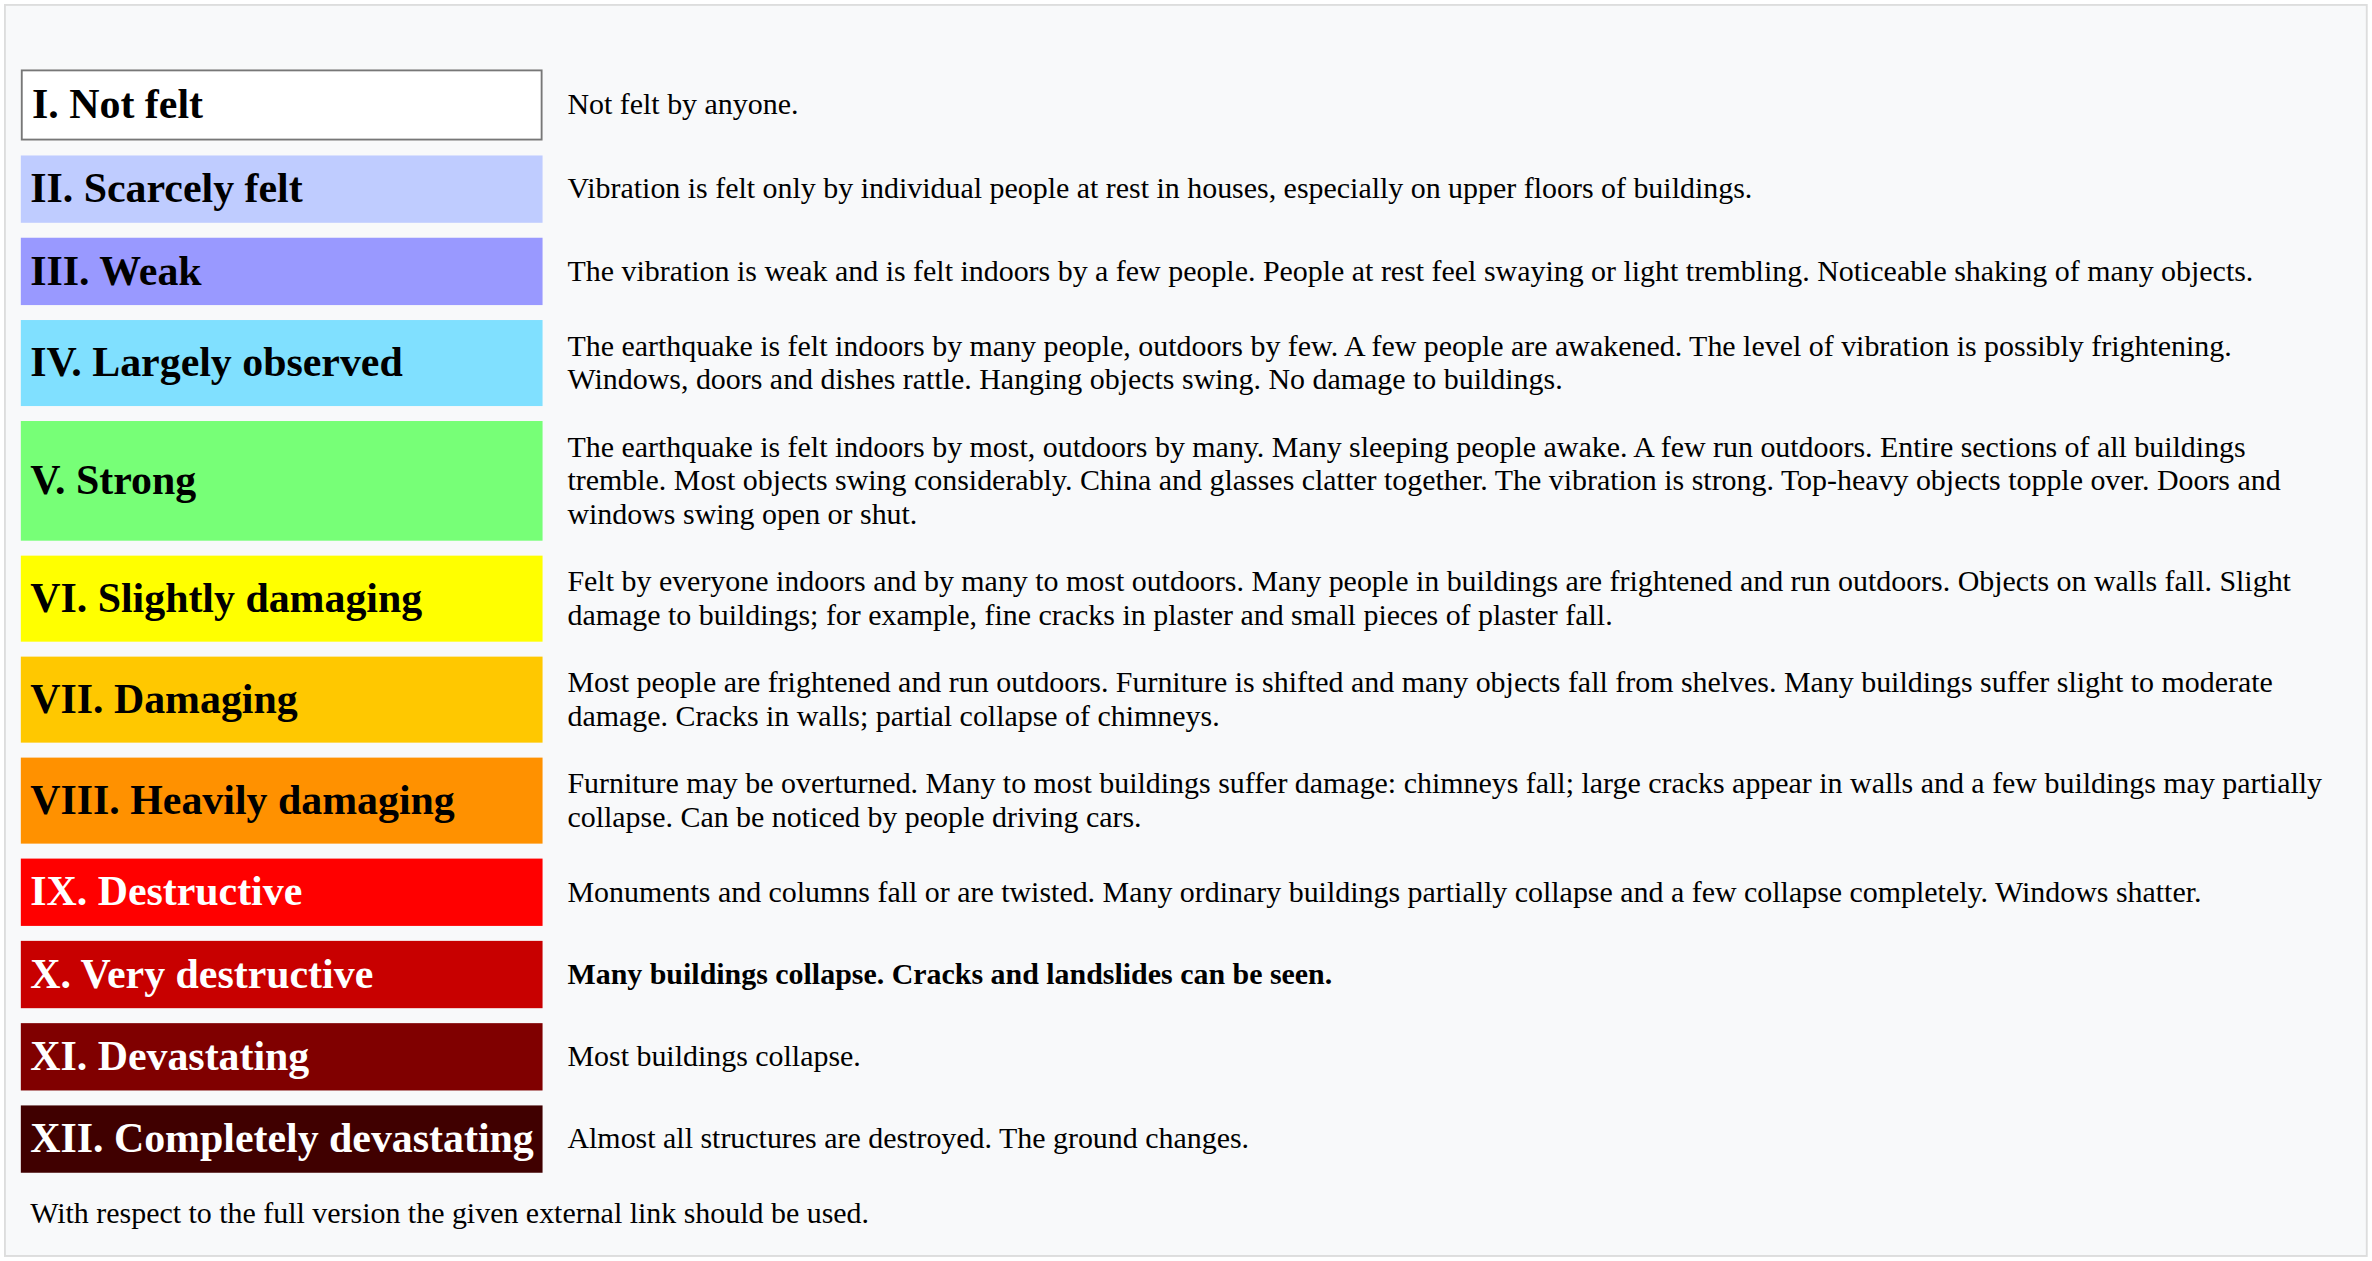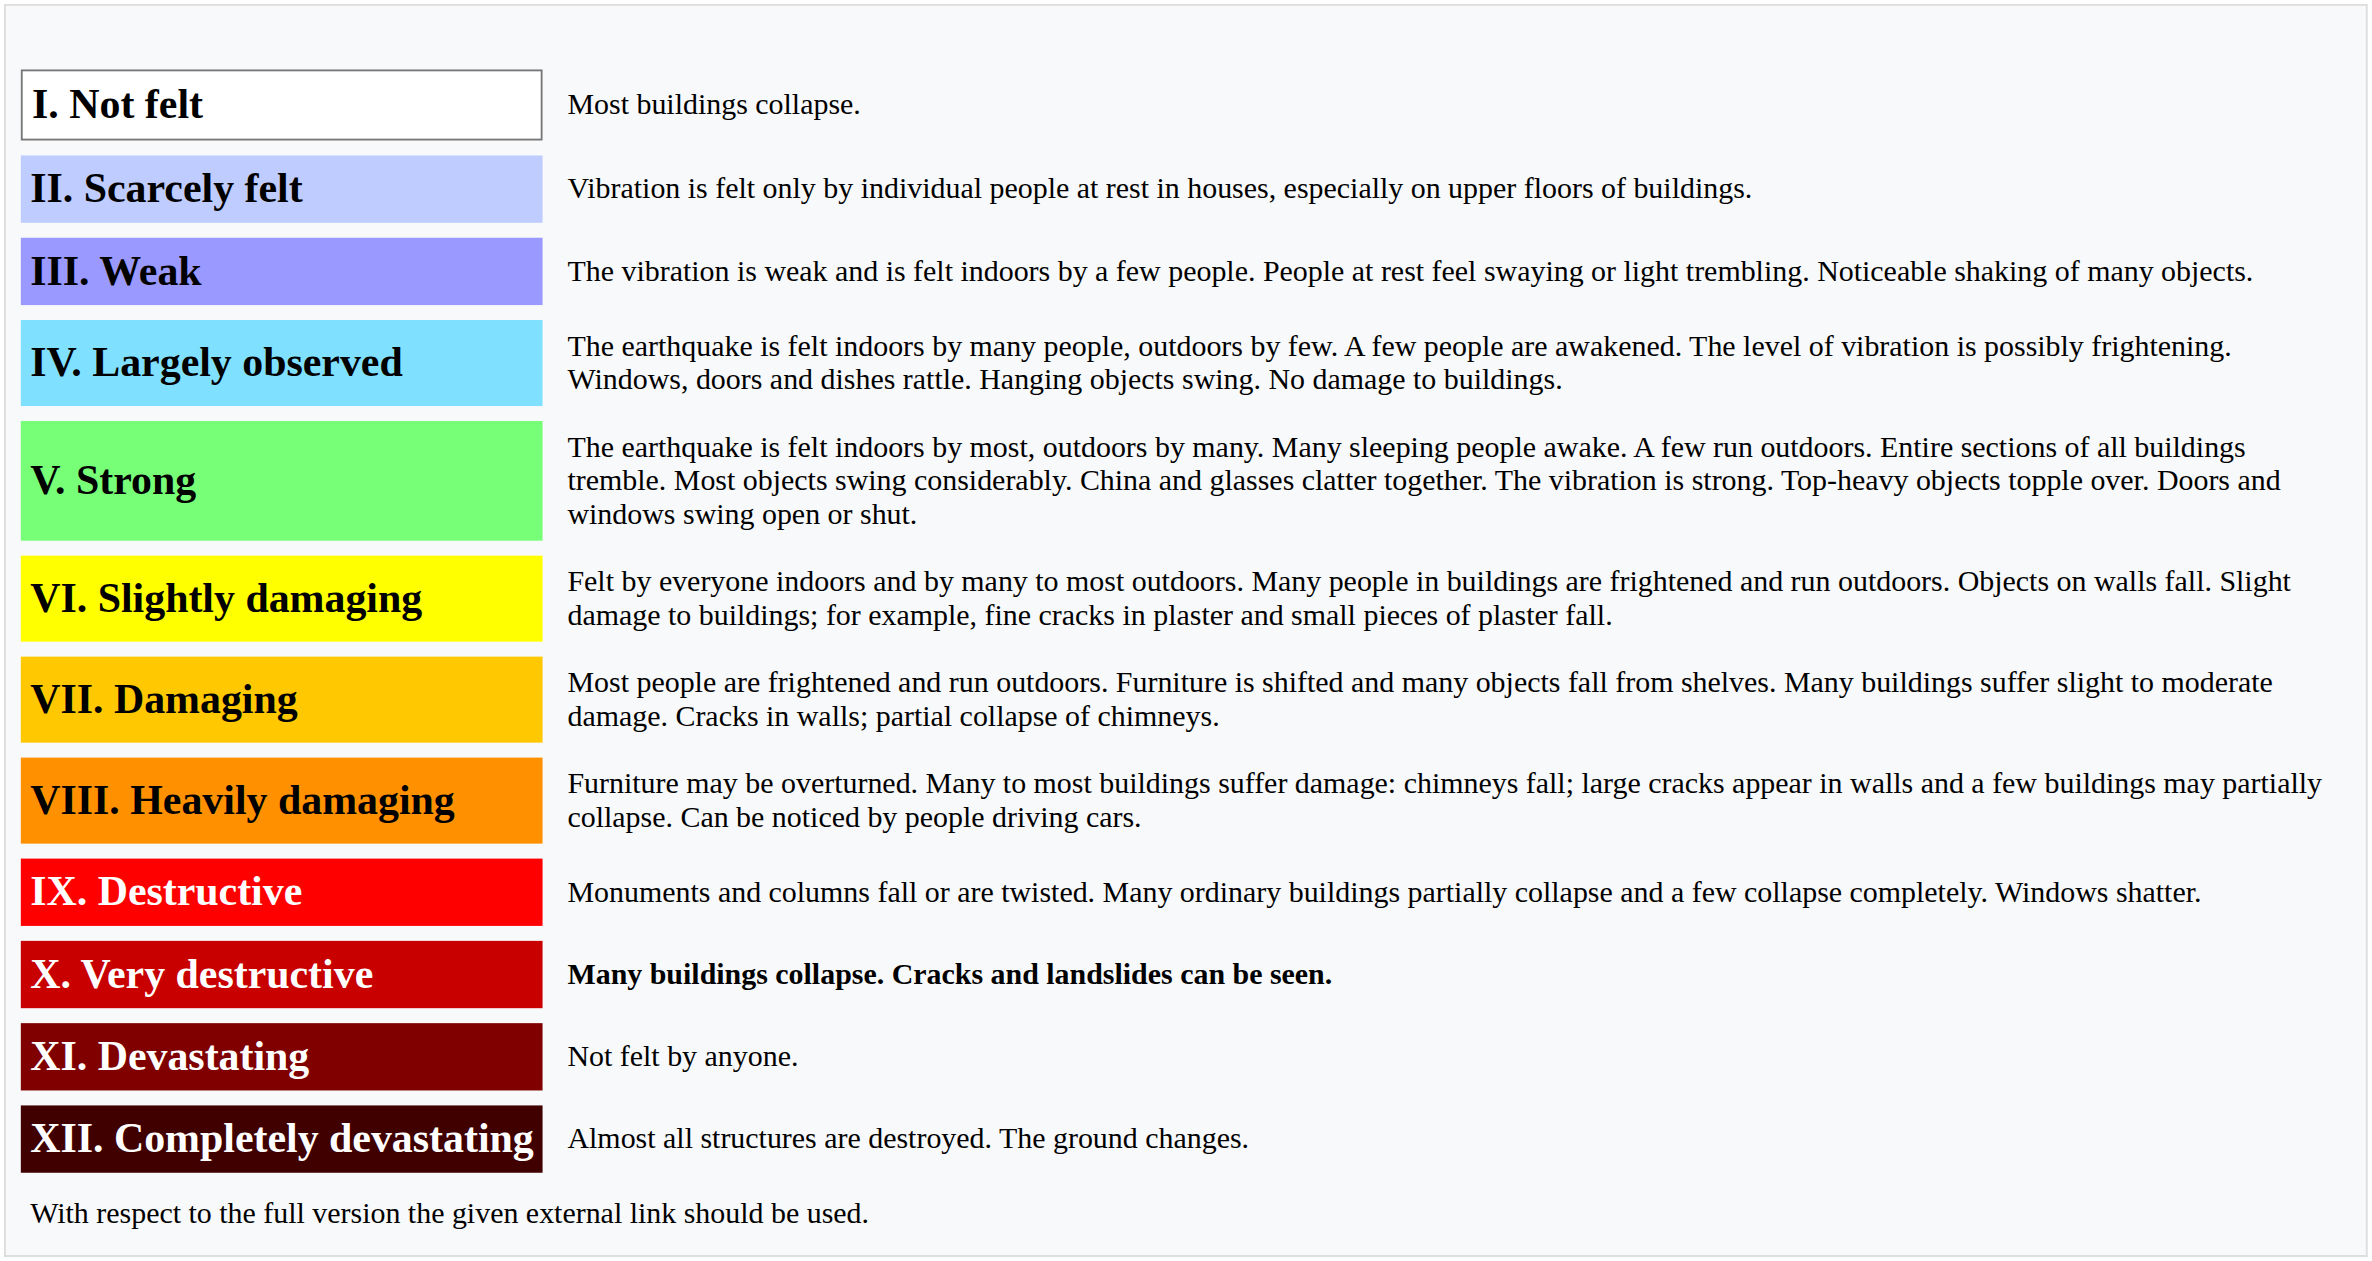(683, 104) Not felt by anyone. -> (714, 104) Most buildings collapse.
(714, 1056) Most buildings collapse. -> (683, 1056) Not felt by anyone.
